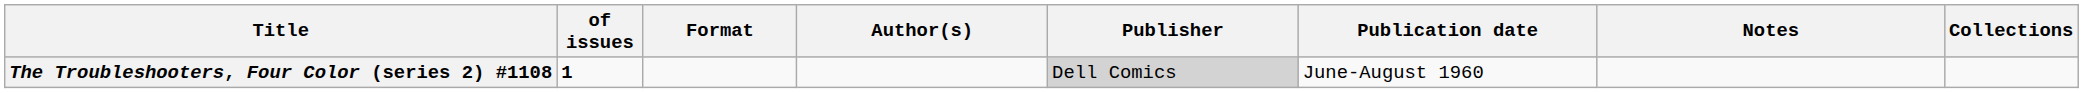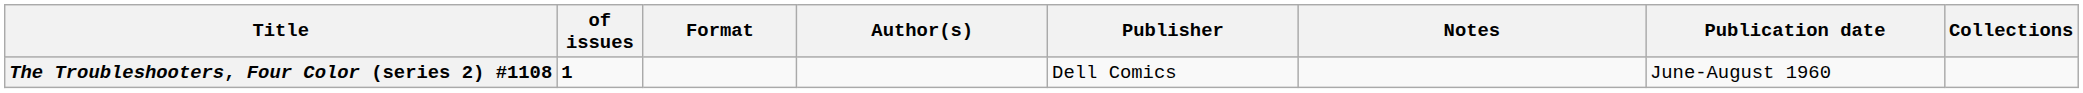columns swapped: (1448, 31) <-> (1771, 31)
(1114, 73) lightgrey background -> (1114, 73) no background
